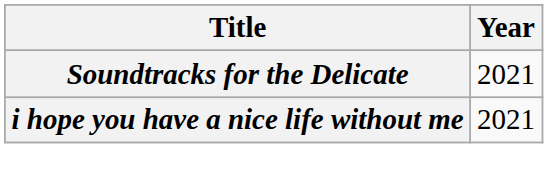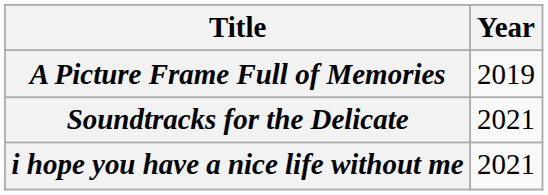+ row: (238, 73)
